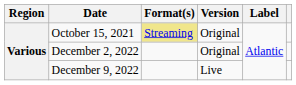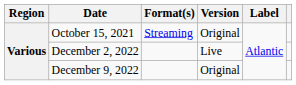(169, 32) khaki background -> (169, 32) no background
(220, 51) Original -> (211, 51) Live
(211, 70) Live -> (220, 70) Original
